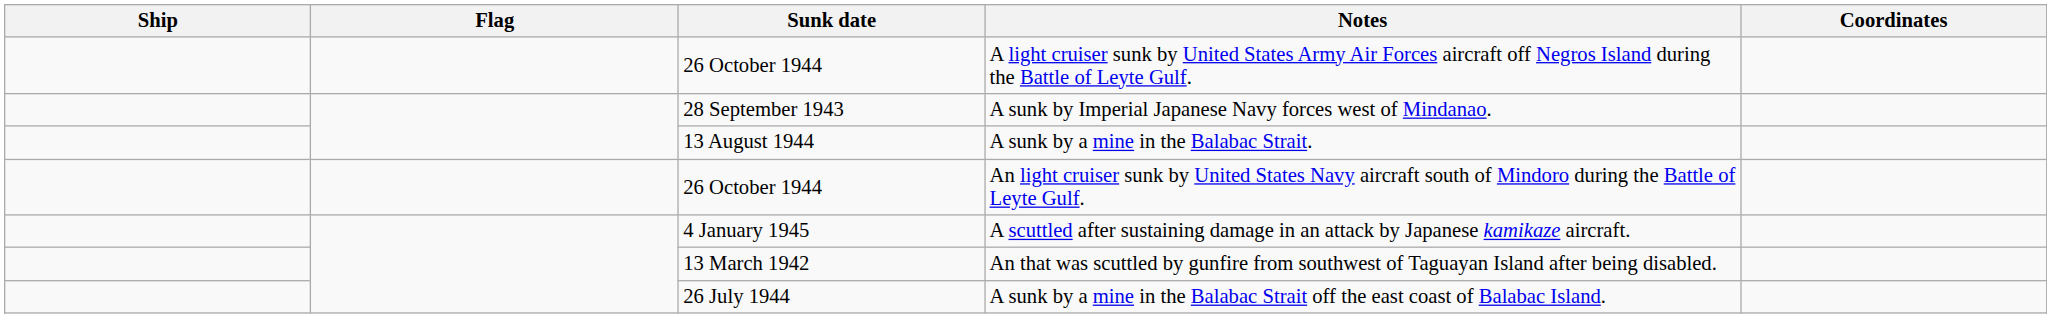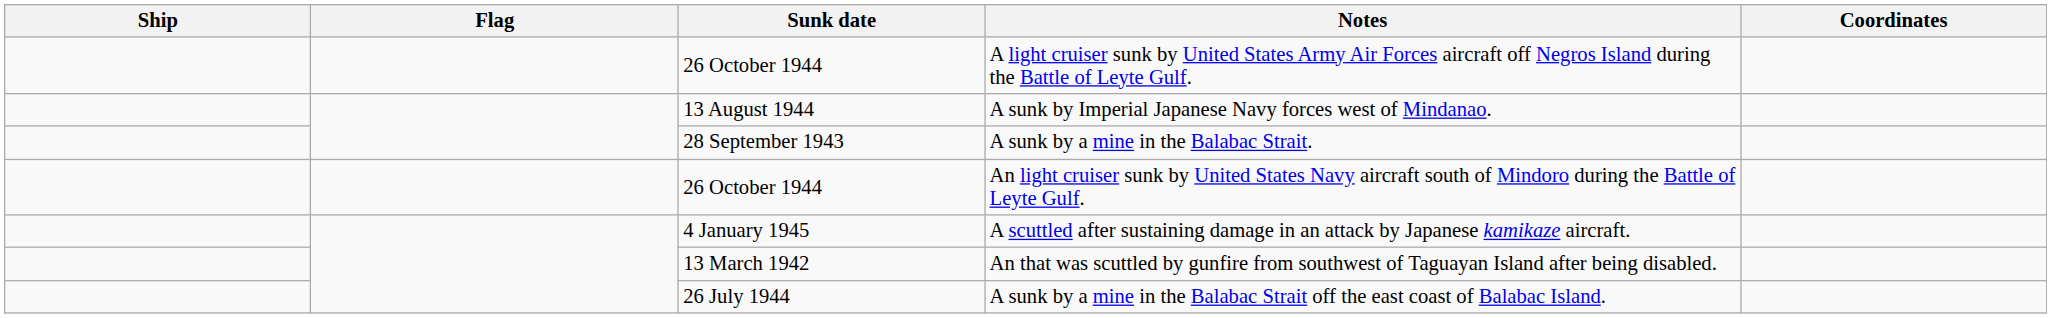(764, 109) 28 September 1943 -> (749, 109) 13 August 1944
(749, 142) 13 August 1944 -> (764, 142) 28 September 1943
